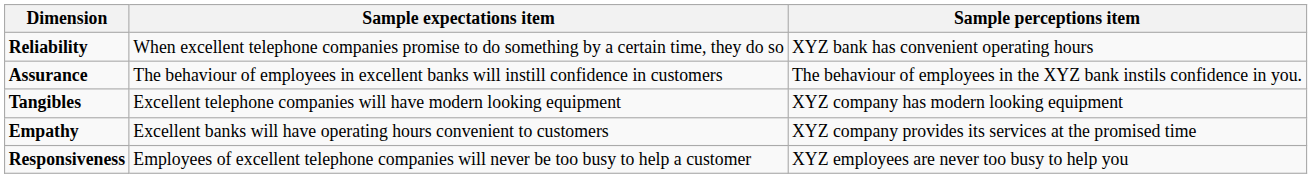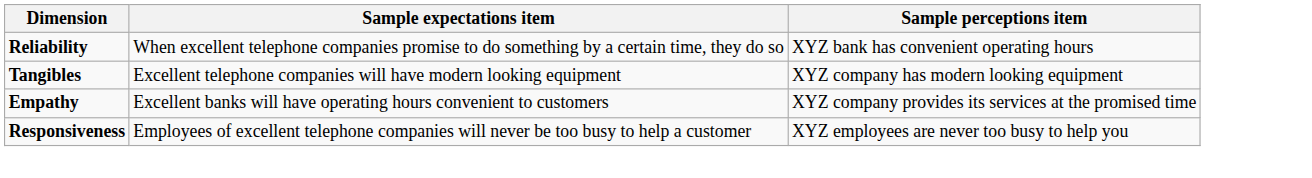- row: (48, 74)
